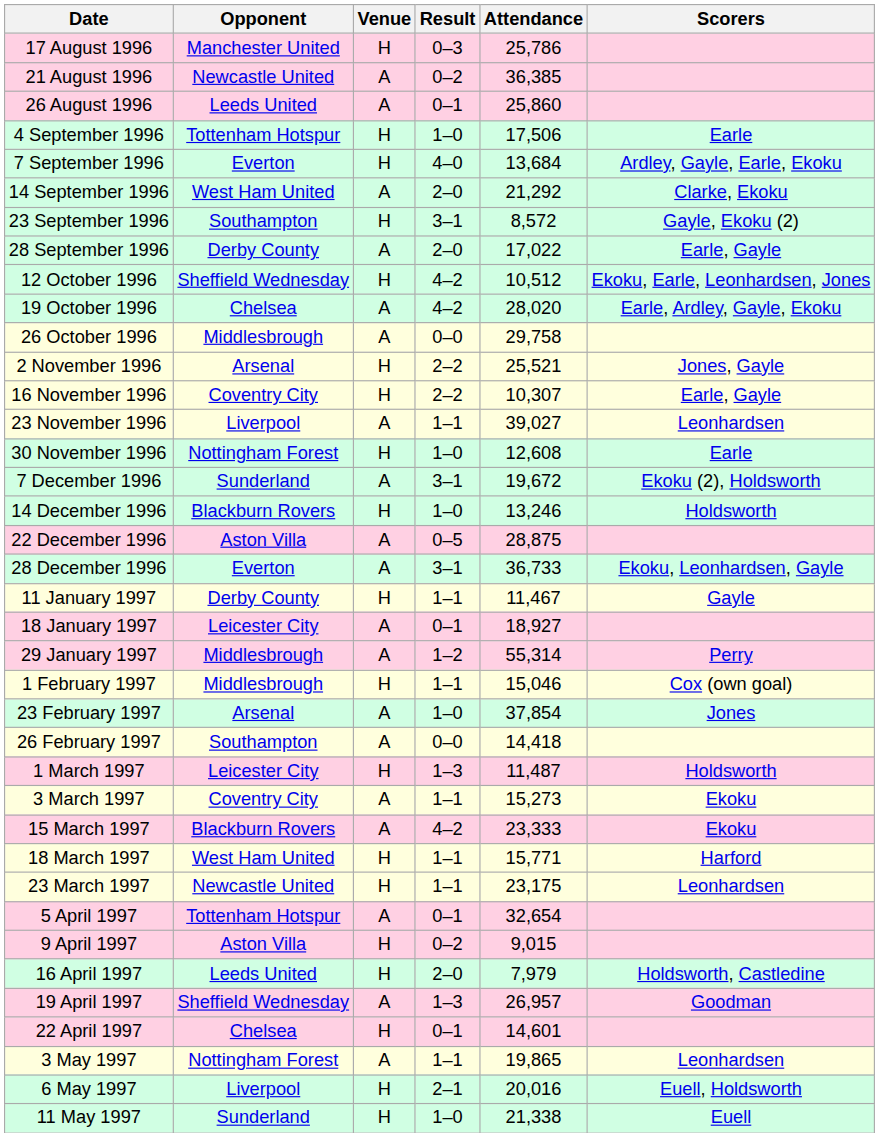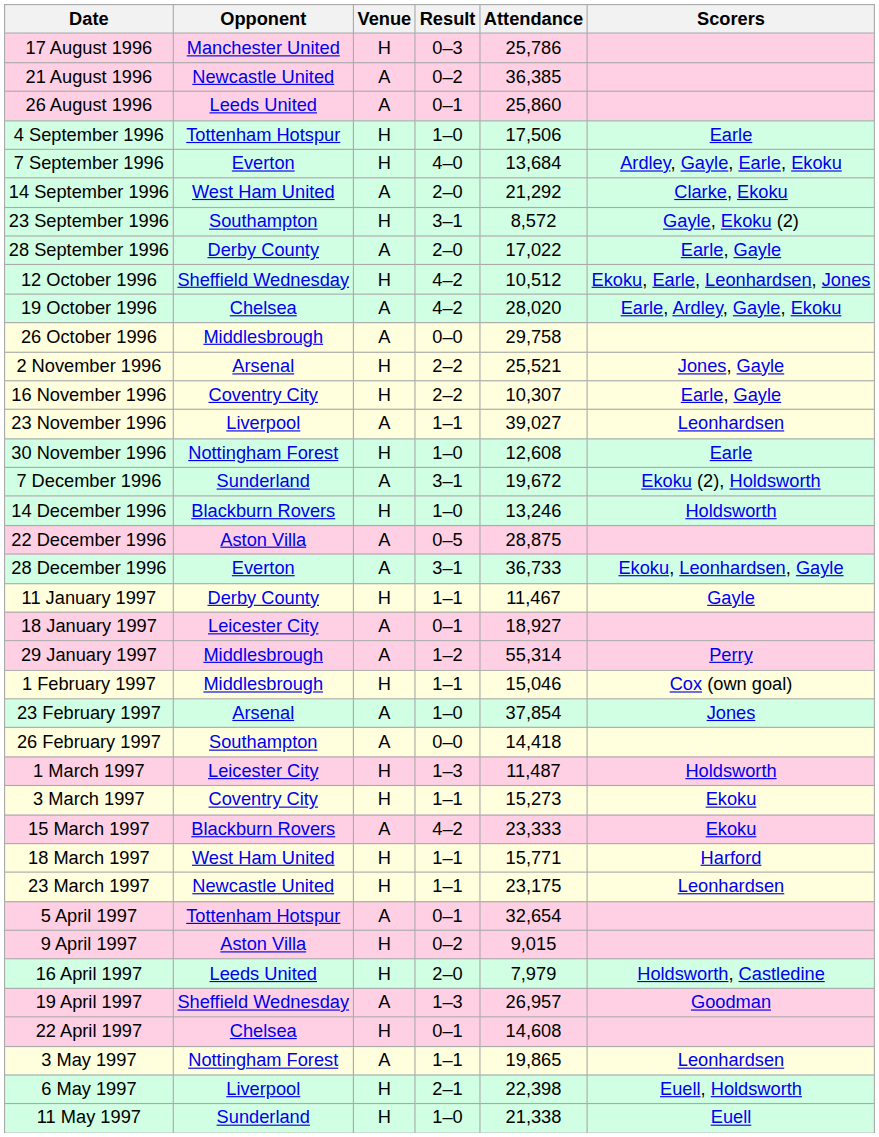(384, 800) A -> (384, 800) H
(533, 1031) 14,601 -> (533, 1031) 14,608
(533, 1089) 20,016 -> (533, 1089) 22,398
